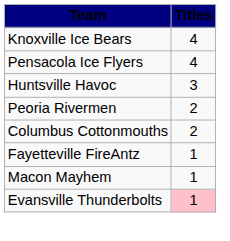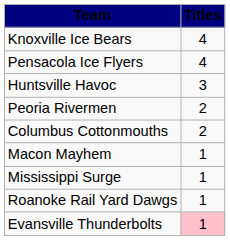- row: (74, 154)
+ row: (64, 177)
+ row: (93, 200)
